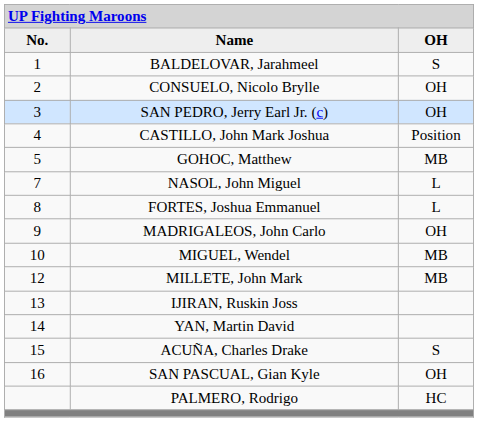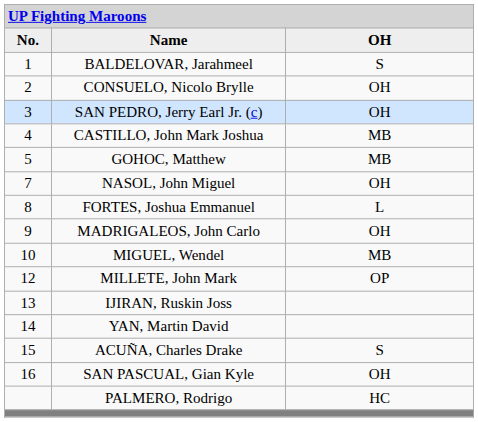(436, 135) Position -> (380, 135) MB
(436, 183) L -> (380, 183) OH
(436, 278) MB -> (380, 278) OP
